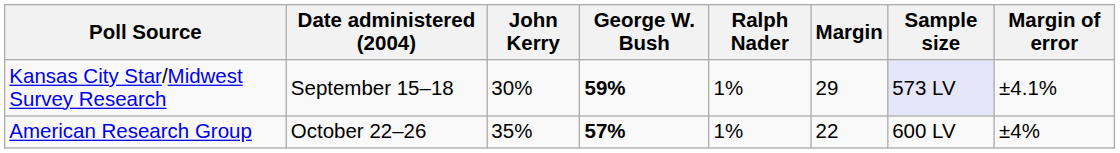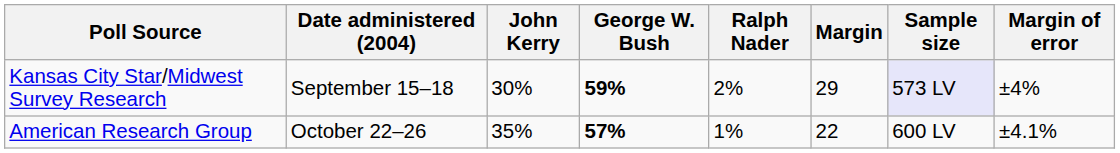(728, 87) 1% -> (728, 87) 2%
(1028, 87) ±4.1% -> (1019, 87) ±4%
(1019, 131) ±4% -> (1028, 131) ±4.1%
